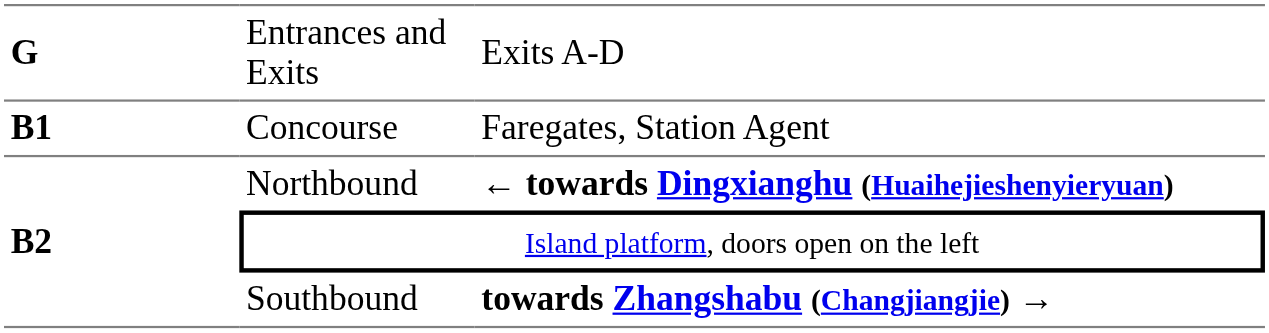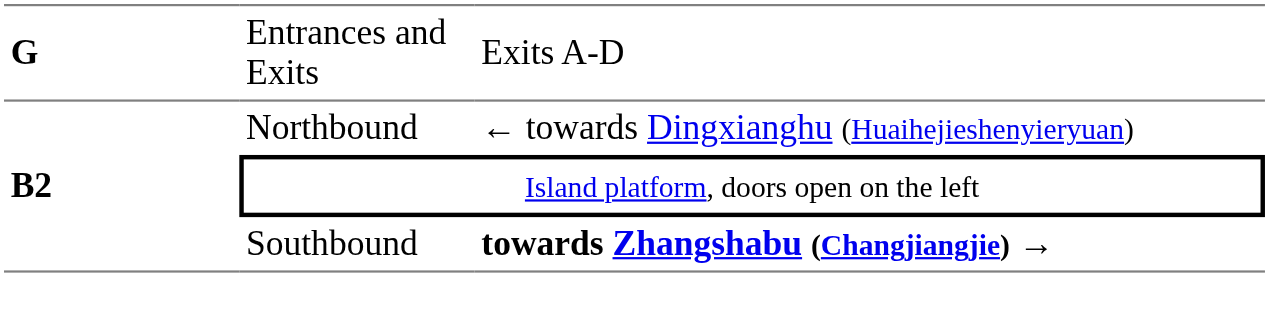- row: (322, 127)
(827, 183) bold -> (808, 127) normal
